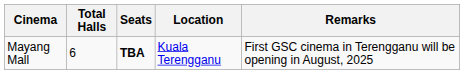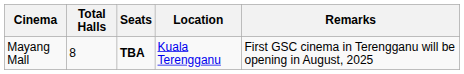(73, 53) 6 -> (73, 53) 8
